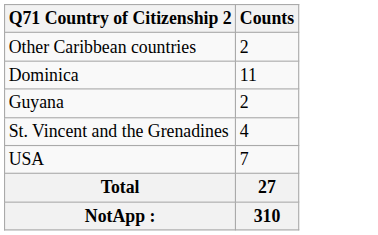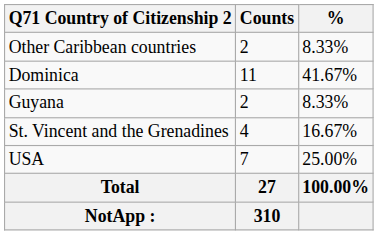+ column: (336, 18)
